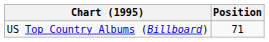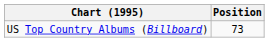(238, 29) 71 -> (238, 29) 73
